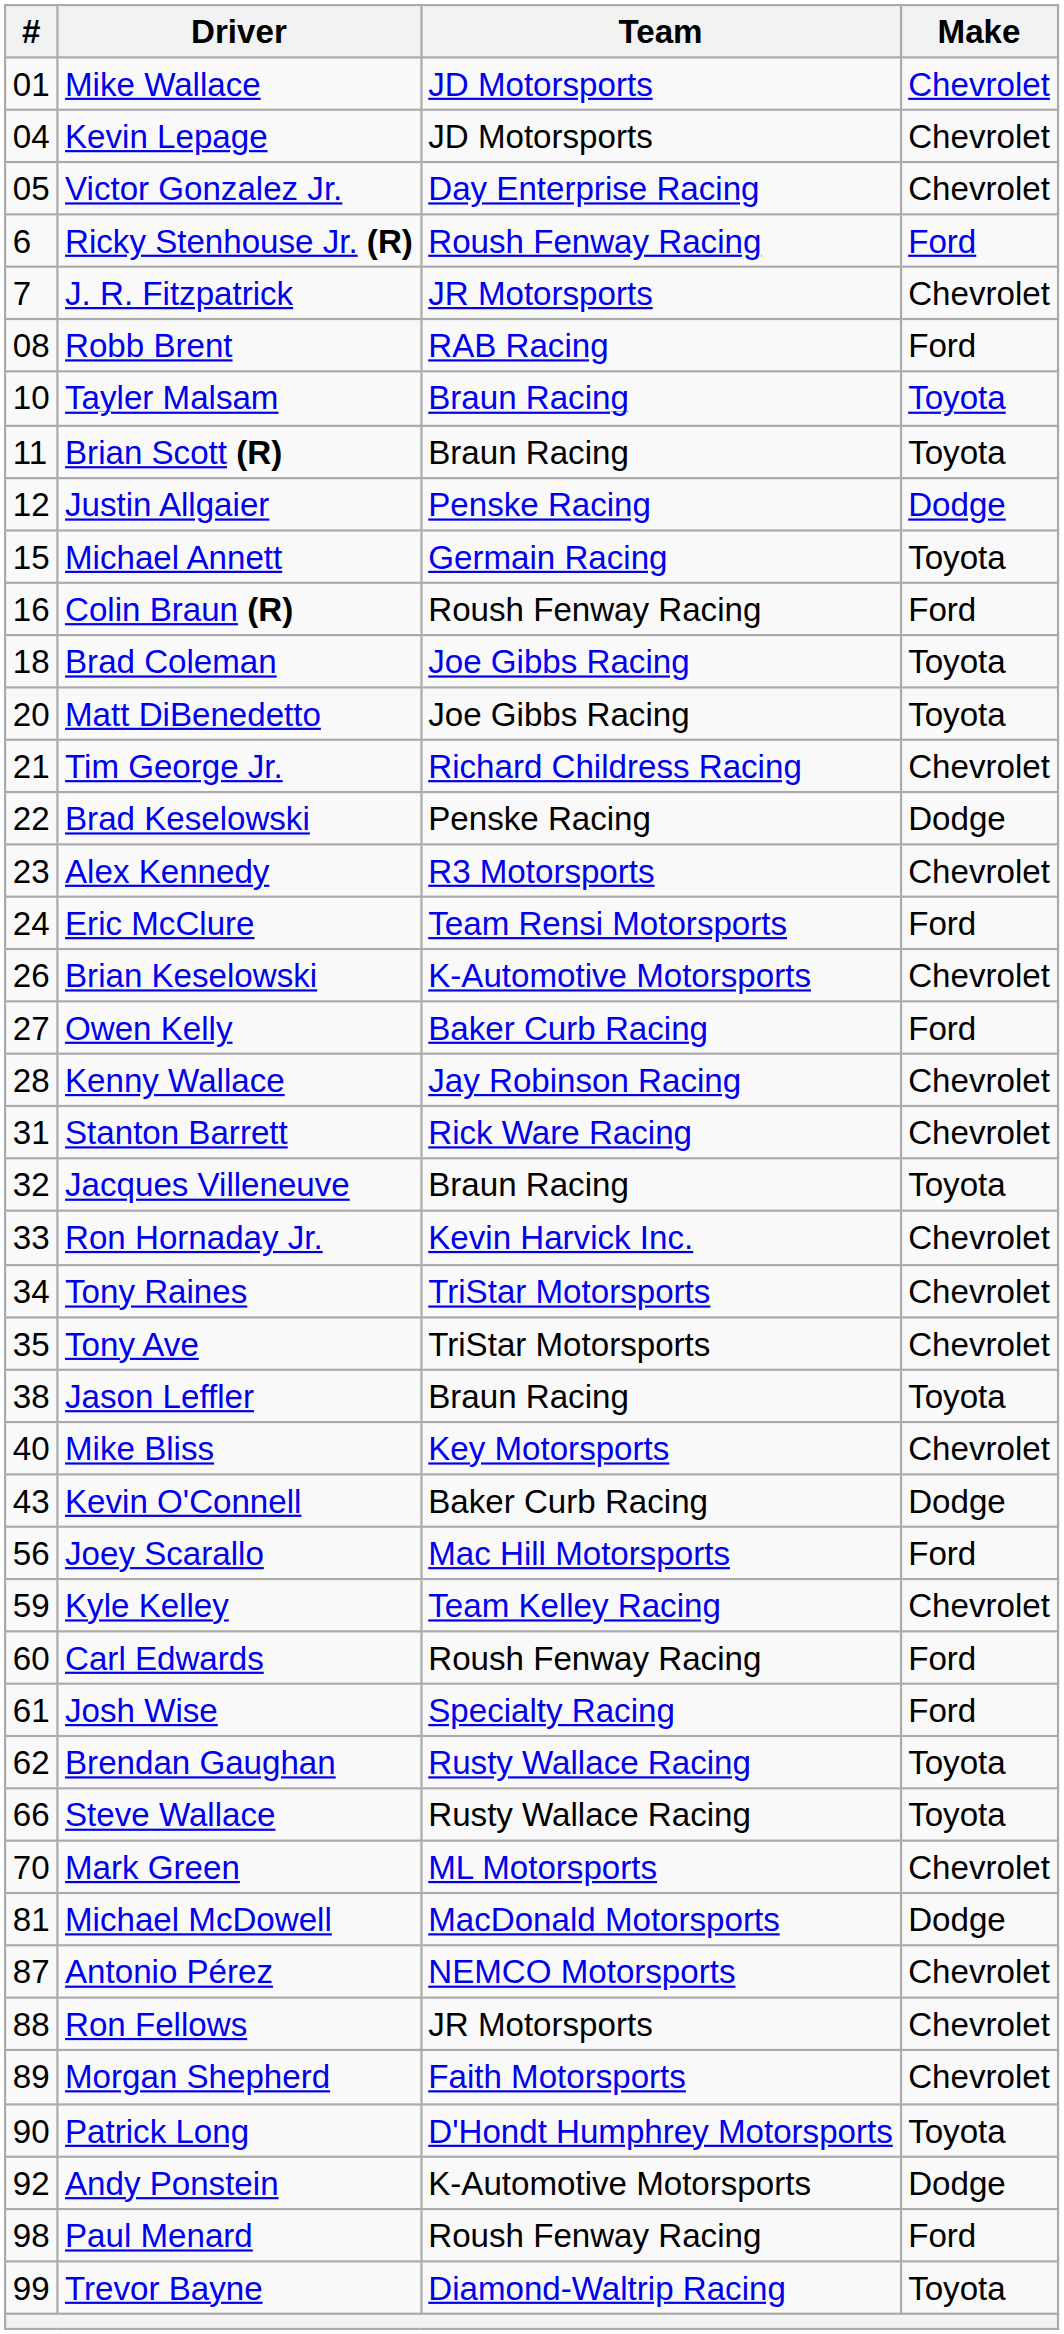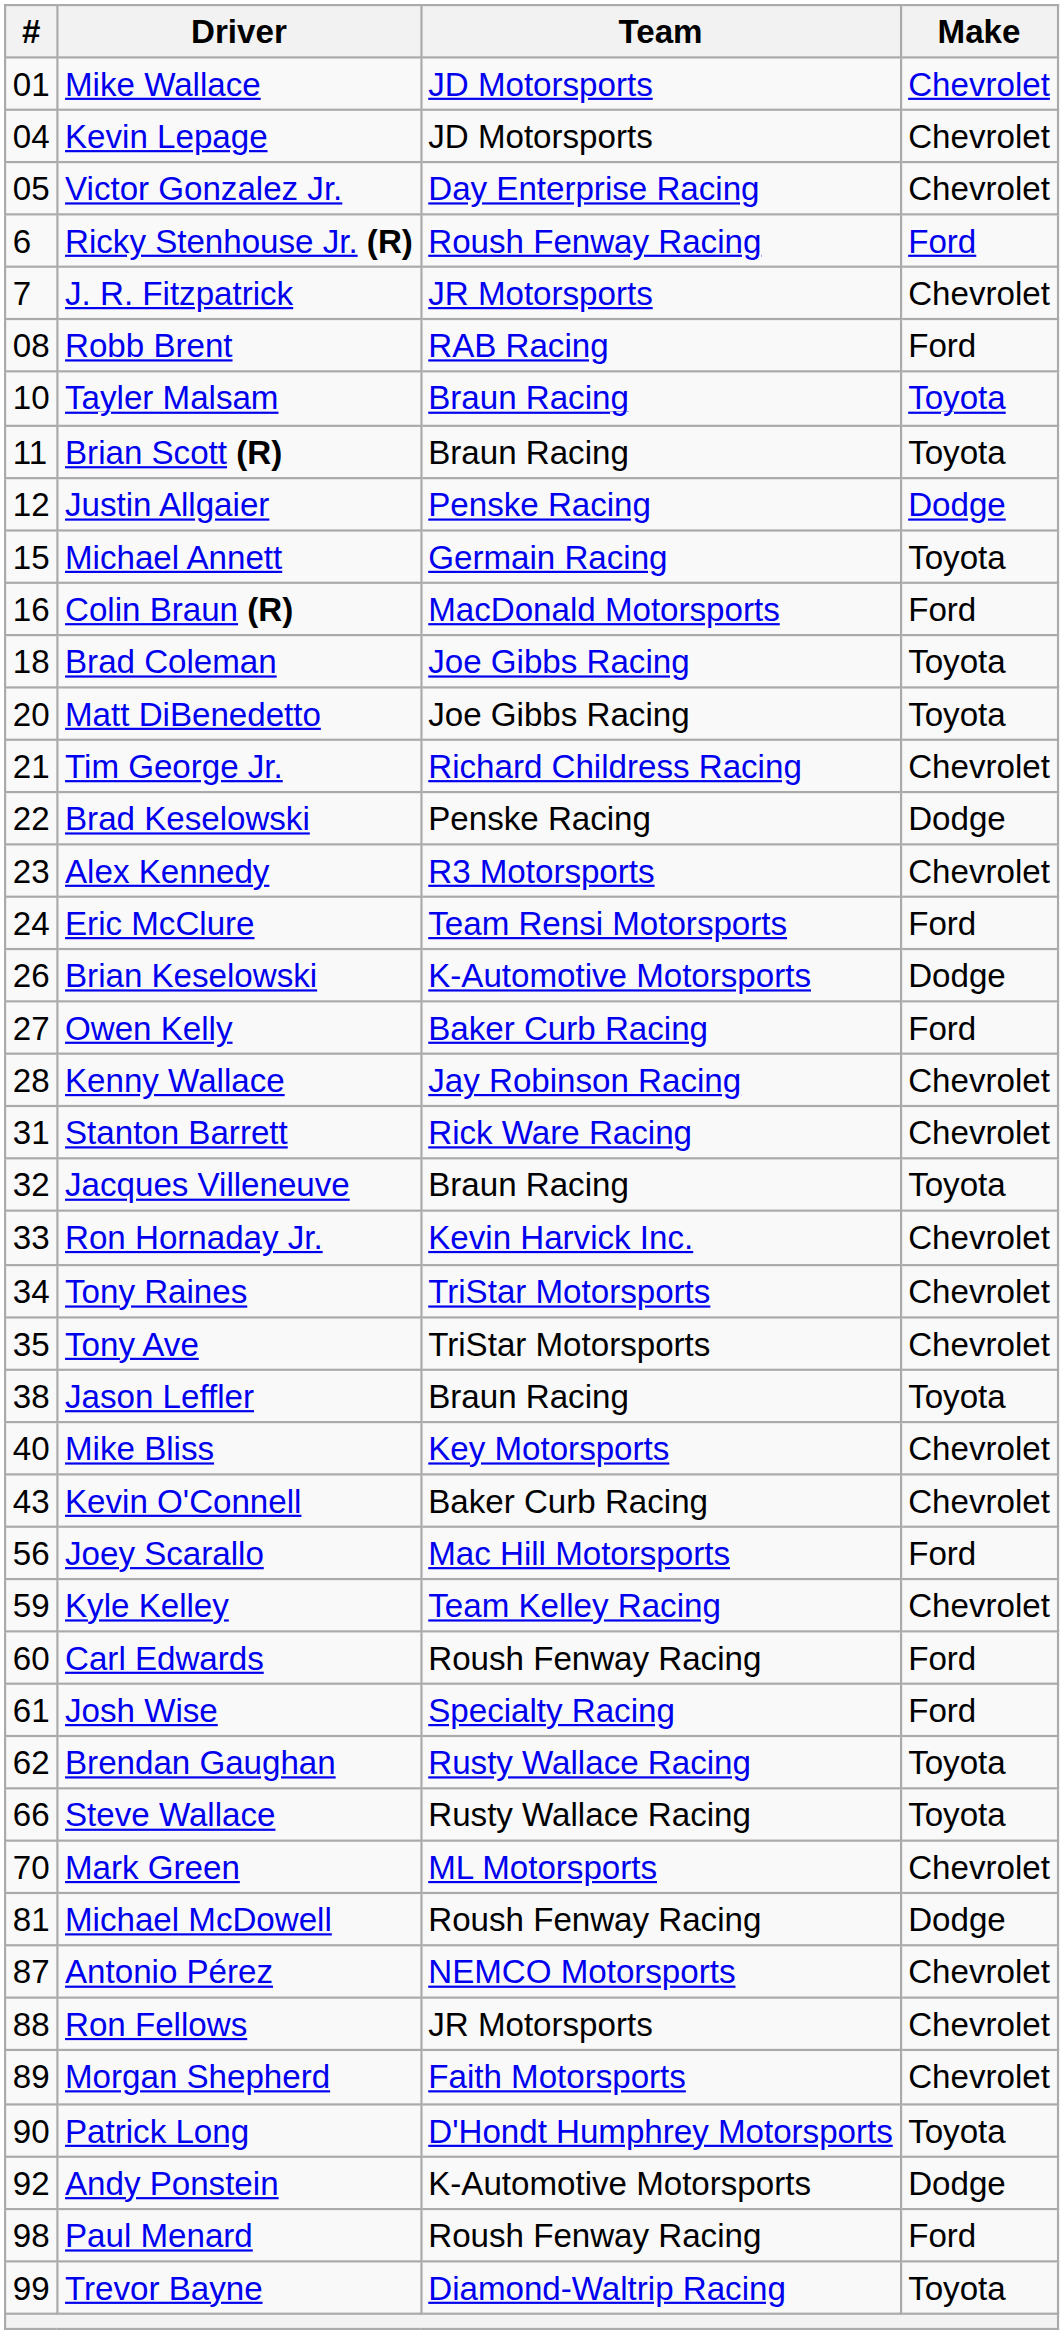(595, 609) Roush Fenway Racing -> (604, 609) MacDonald Motorsports
(979, 976) Chevrolet -> (957, 976) Dodge
(957, 1500) Dodge -> (979, 1500) Chevrolet
(604, 1920) MacDonald Motorsports -> (595, 1920) Roush Fenway Racing
